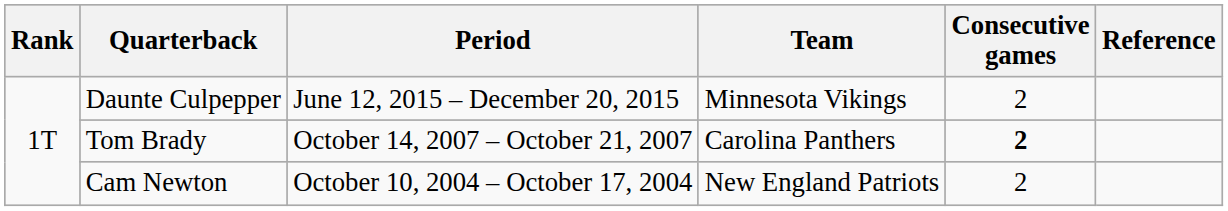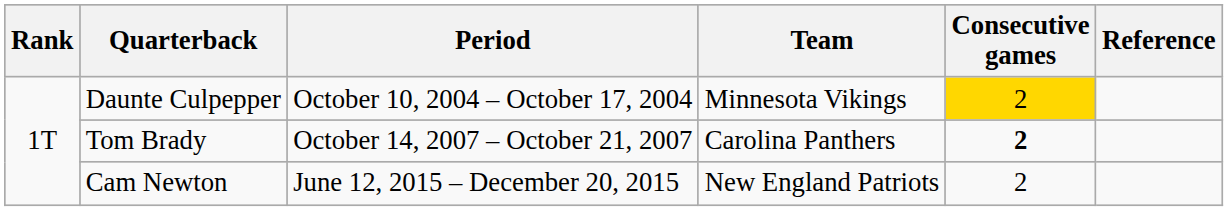(486, 98) June 12, 2015 – December 20, 2015 -> (493, 98) October 10, 2004 – October 17, 2004
(1021, 98) no background -> (1021, 98) gold background
(493, 182) October 10, 2004 – October 17, 2004 -> (486, 182) June 12, 2015 – December 20, 2015
